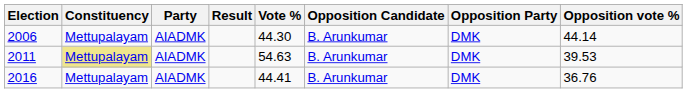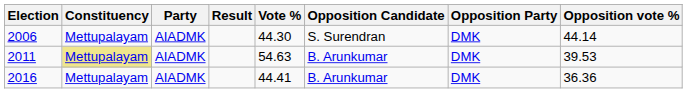(347, 36) B. Arunkumar -> (346, 36) S. Surendran
(580, 78) 36.76 -> (580, 78) 36.36
